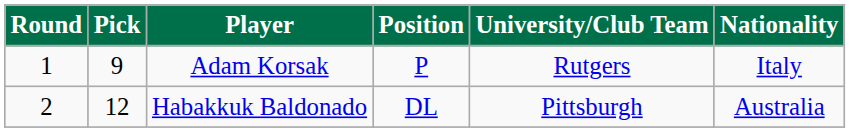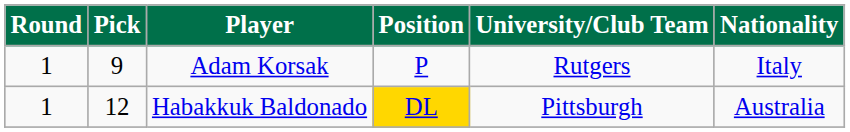(46, 106) 2 -> (46, 106) 1
(421, 106) no background -> (421, 106) gold background
